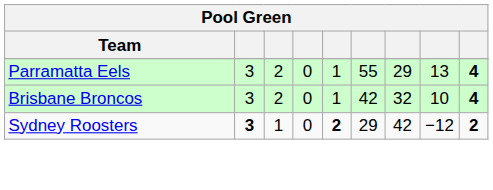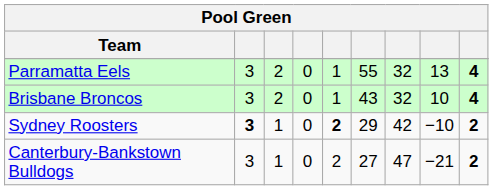(402, 71) 29 -> (402, 71) 32
(368, 98) 42 -> (368, 98) 43
(439, 125) −12 -> (439, 125) −10
+ row: (95, 161)
